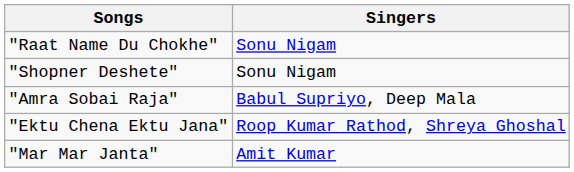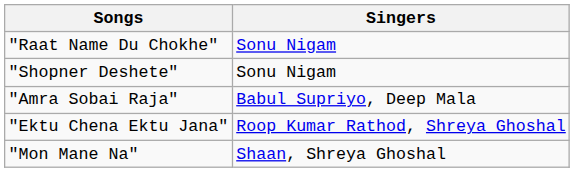+ row: (74, 154)
- row: (83, 154)
